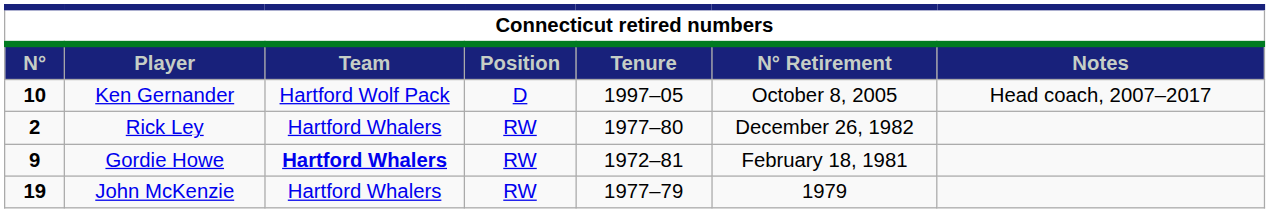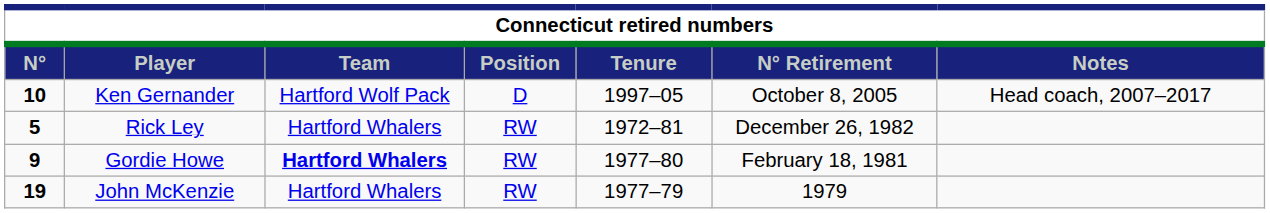(35, 127) 2 -> (35, 127) 5
(644, 127) 1977–80 -> (644, 127) 1972–81
(644, 159) 1972–81 -> (644, 159) 1977–80
